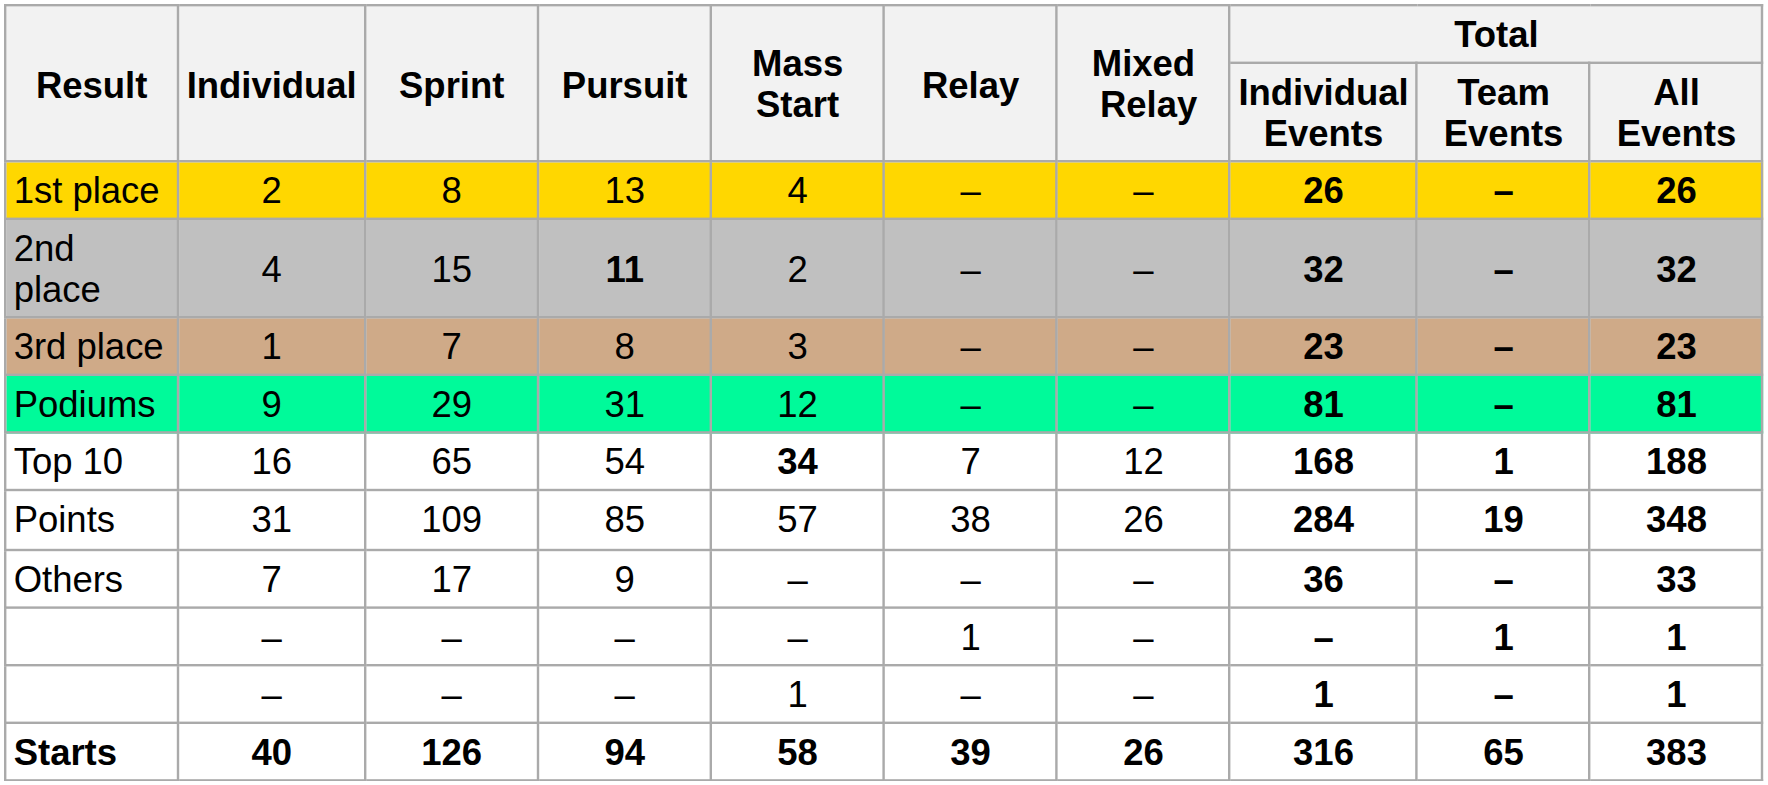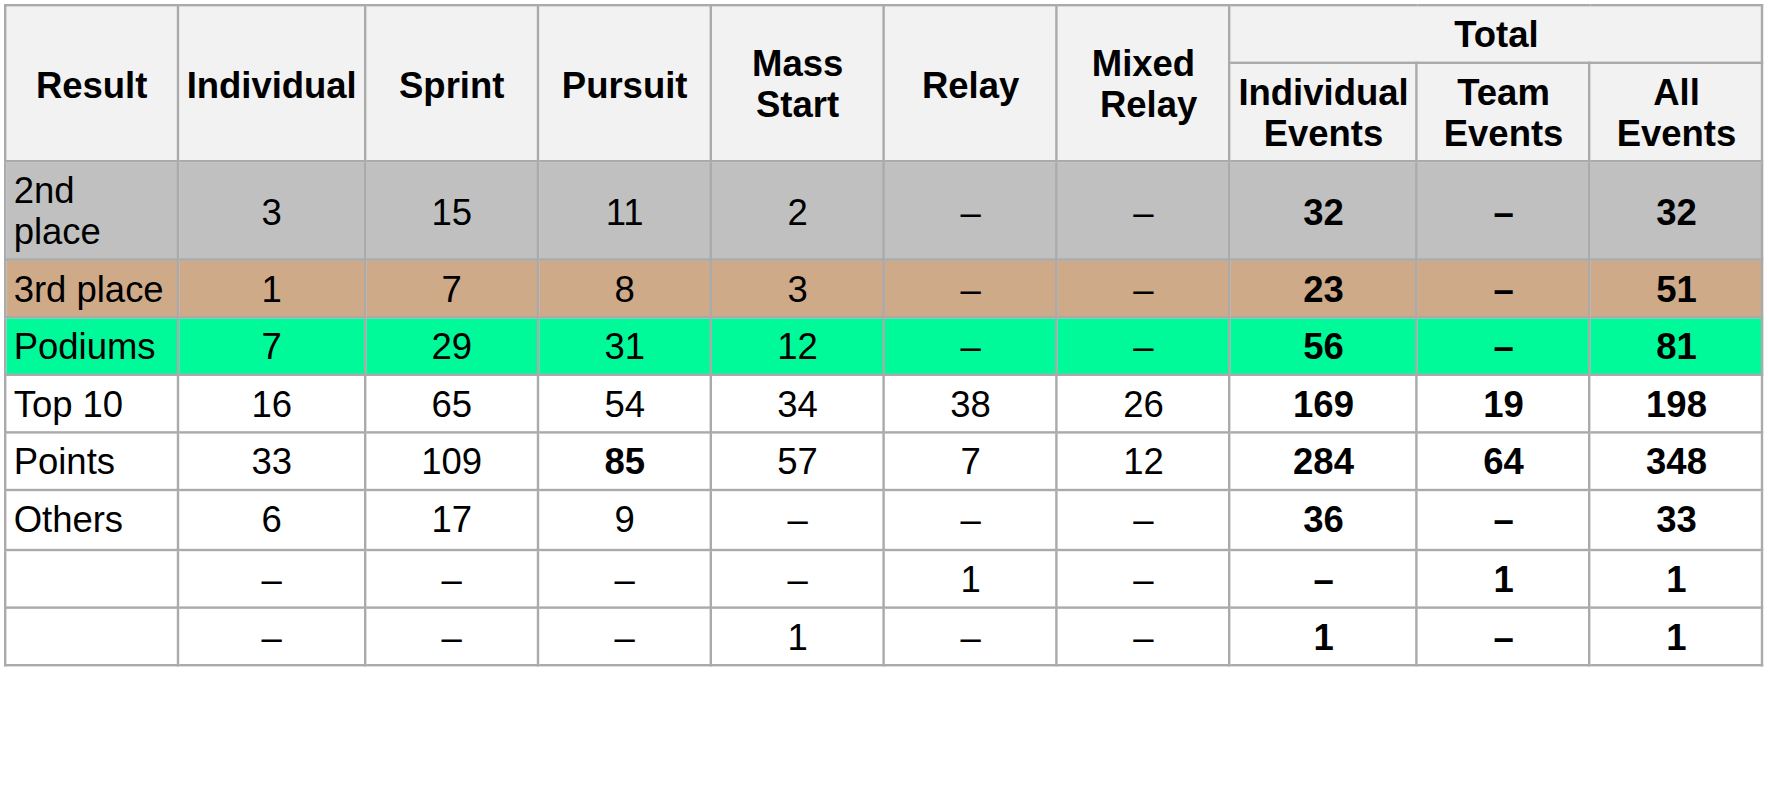- row: (87, 191)
(272, 269) 4 -> (272, 211) 3
(625, 269) bold -> (625, 211) normal
(1677, 347) 23 -> (1677, 289) 51
(272, 405) 9 -> (272, 347) 7
(1324, 405) 81 -> (1324, 347) 56
(798, 462) bold -> (798, 405) normal
(971, 462) 7 -> (971, 405) 38
(1144, 462) 12 -> (1144, 405) 26
(1324, 462) 168 -> (1324, 405) 169
(1504, 462) 1 -> (1504, 405) 19
(1677, 462) 188 -> (1677, 405) 198
(272, 520) 31 -> (272, 462) 33
(625, 520) normal -> (625, 462) bold
(971, 520) 38 -> (971, 462) 7
(1144, 520) 26 -> (1144, 462) 12
(1504, 520) 19 -> (1504, 462) 64
(272, 578) 7 -> (272, 520) 6
- row: (65, 751)
